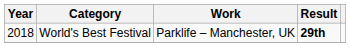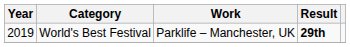(20, 33) 2018 -> (20, 33) 2019
